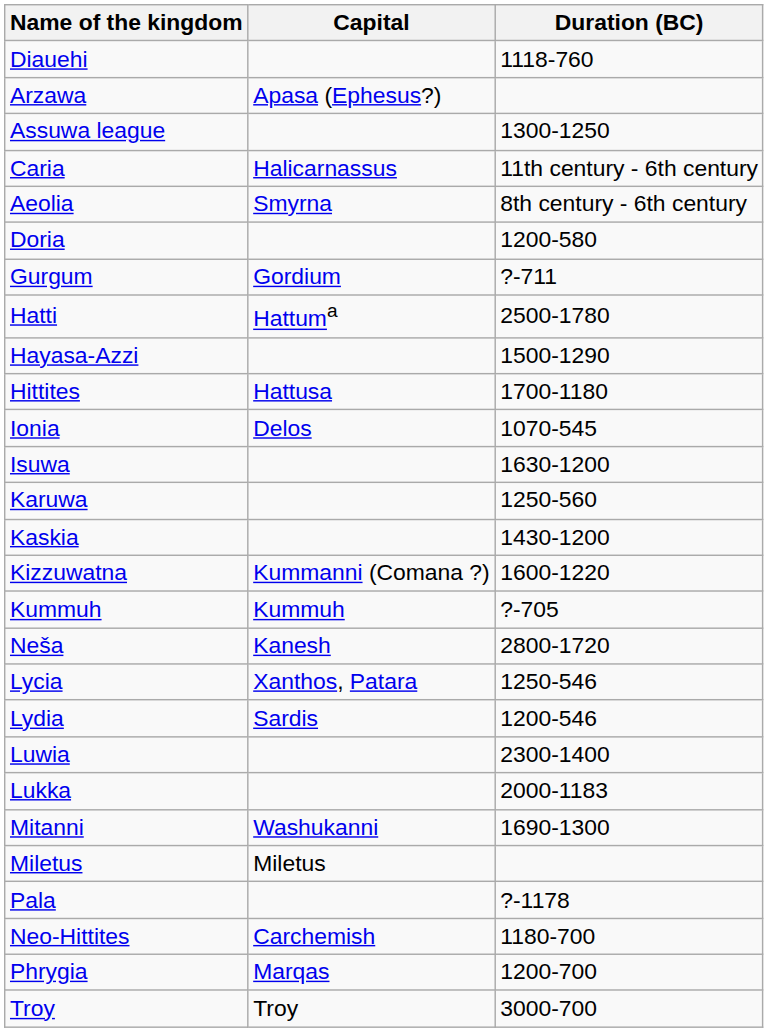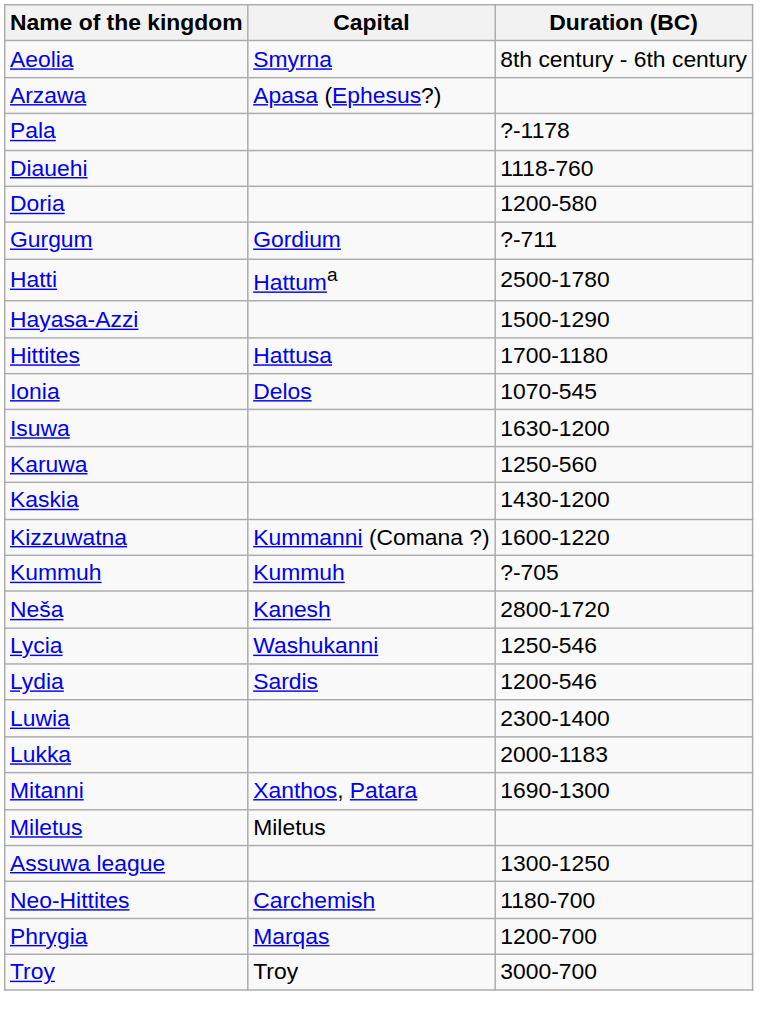rows swapped: (42, 204) <-> (49, 58)
rows swapped: (88, 131) <-> (33, 899)
- row: (37, 167)
(335, 681) Xanthos, Patara -> (316, 645) Washukanni
(316, 827) Washukanni -> (335, 790) Xanthos, Patara
